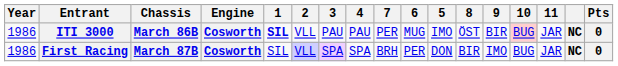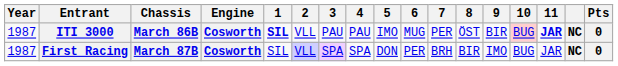columns swapped: (442, 14) <-> (387, 14)
(22, 33) 1986 -> (22, 33) 1987
(551, 33) normal -> (551, 33) bold
(22, 52) 1986 -> (22, 52) 1987
